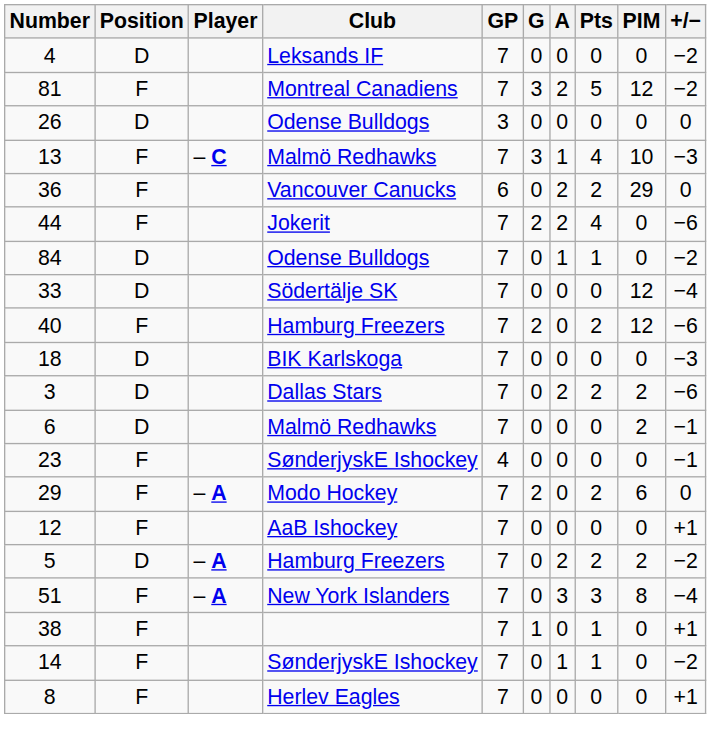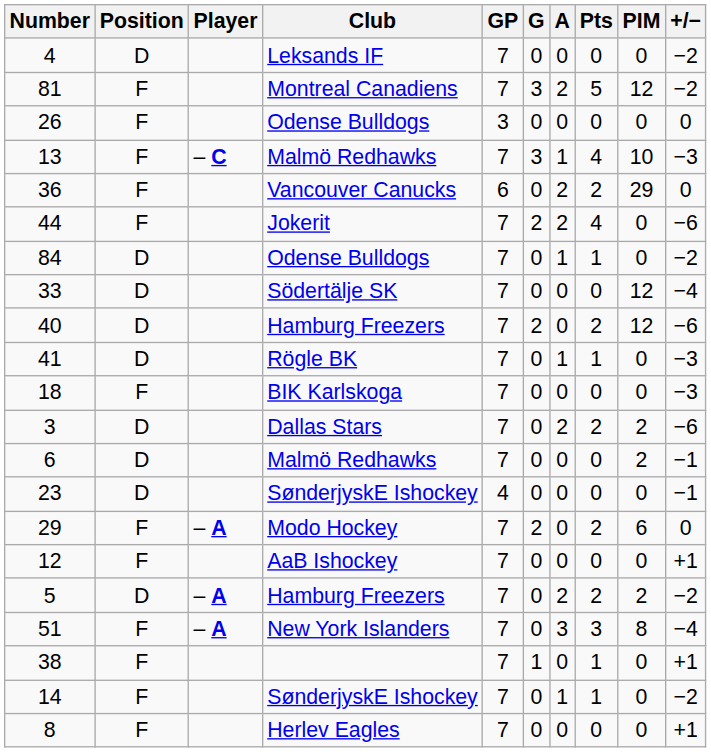(142, 122) D -> (142, 122) F
(142, 325) F -> (142, 325) D
+ row: (50, 358)
(142, 358) D -> (142, 392) F
(142, 460) F -> (142, 493) D
